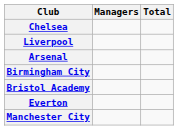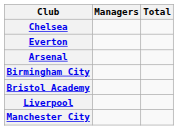rows swapped: (48, 42) <-> (48, 102)
